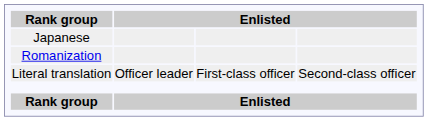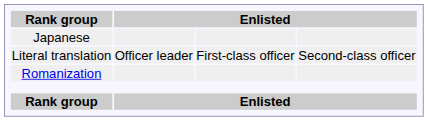rows swapped: (61, 55) <-> (61, 73)
